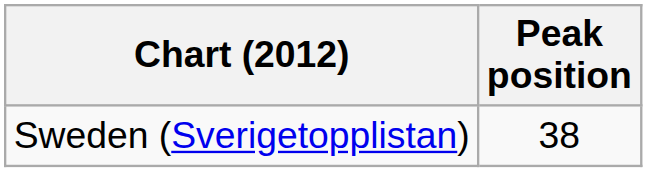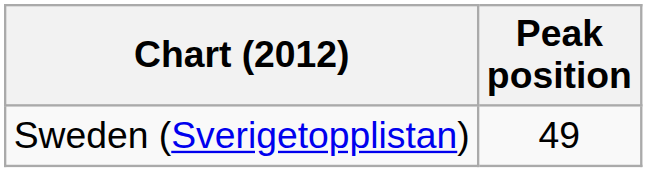(559, 135) 38 -> (559, 135) 49
